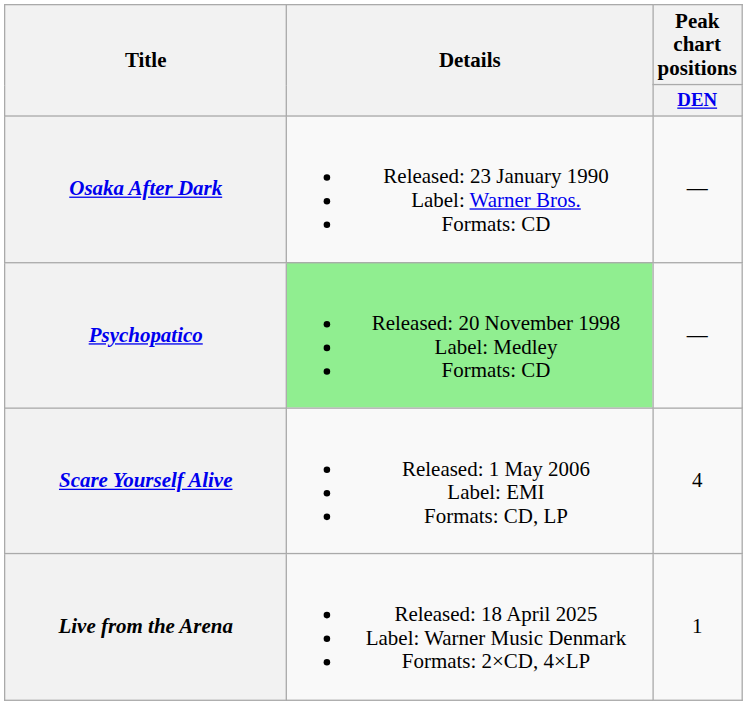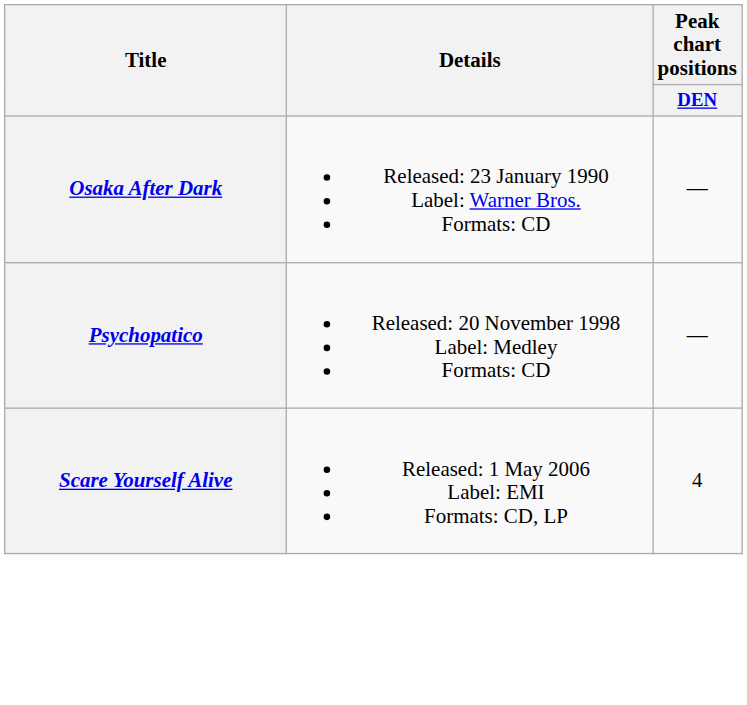(470, 347) lightgreen background -> (470, 347) no background
- row: (146, 626)
